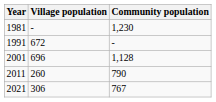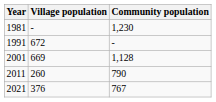(38, 58) 696 -> (38, 58) 669
(38, 89) 306 -> (38, 89) 376
